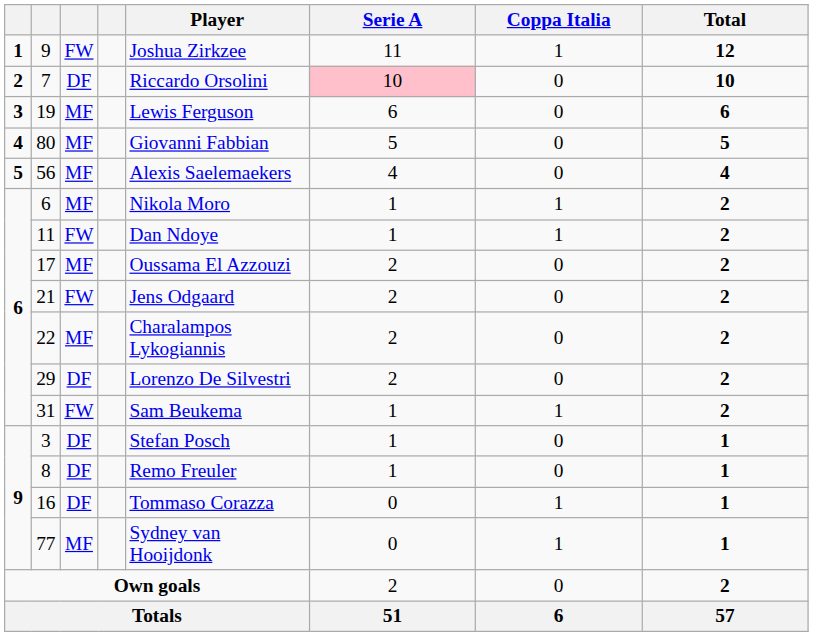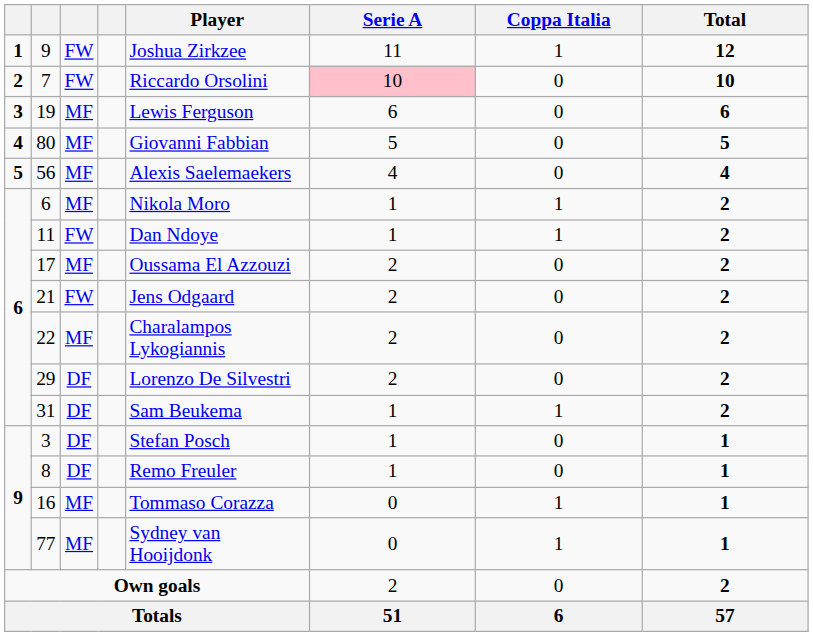(79, 81) DF -> (79, 81) FW
(79, 410) FW -> (79, 410) DF
(79, 502) DF -> (79, 502) MF
